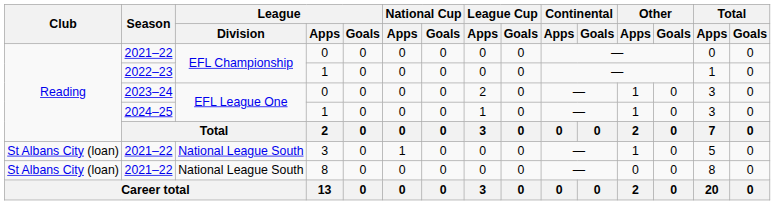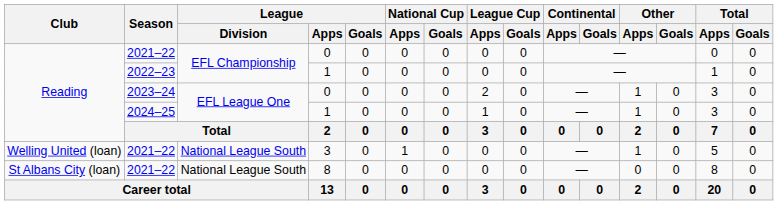(63, 151) St Albans City (loan) -> (64, 151) Welling United (loan)
